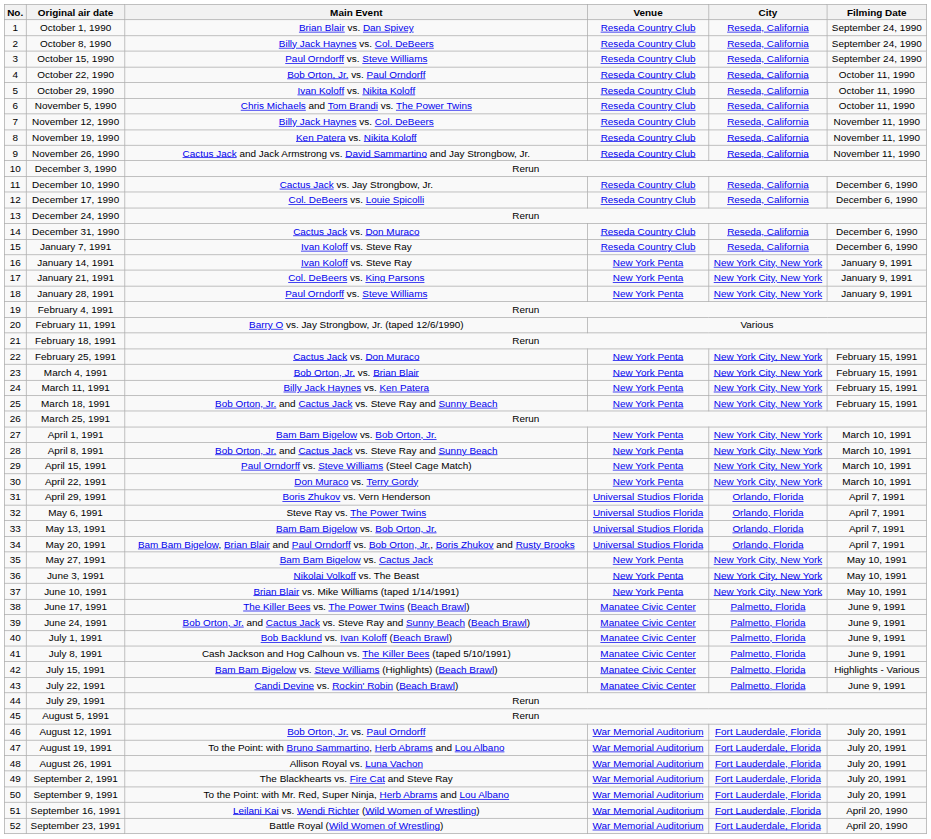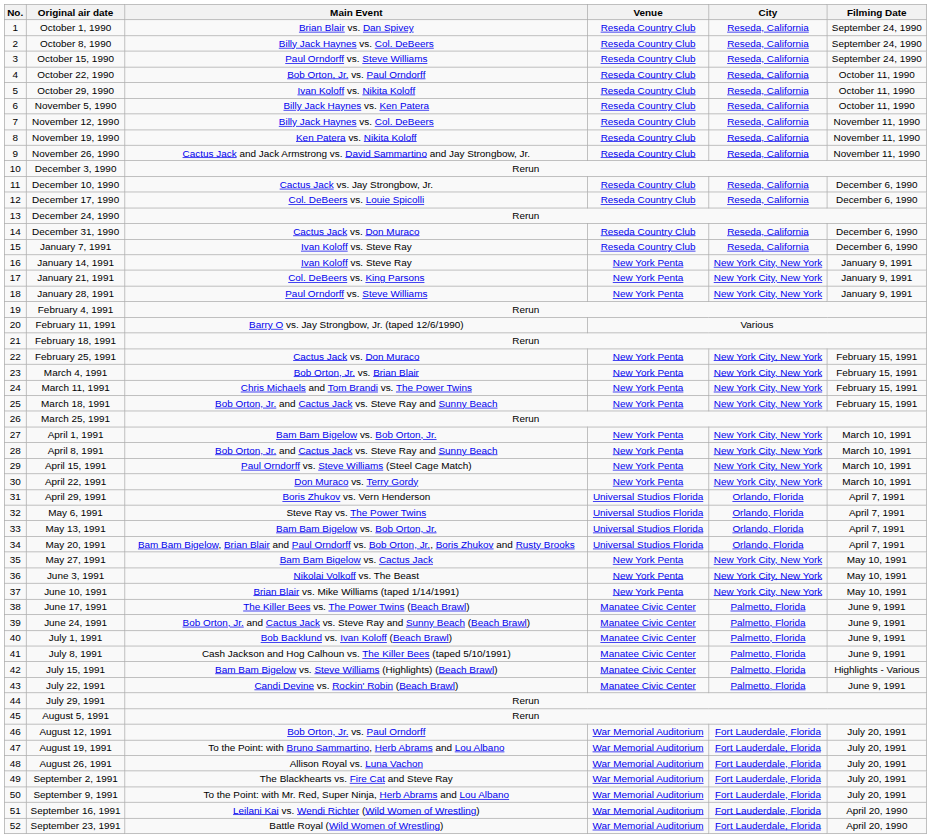(356, 106) Chris Michaels and Tom Brandi vs. The Power Twins -> (356, 106) Billy Jack Haynes vs. Ken Patera
(356, 387) Billy Jack Haynes vs. Ken Patera -> (356, 387) Chris Michaels and Tom Brandi vs. The Power Twins
